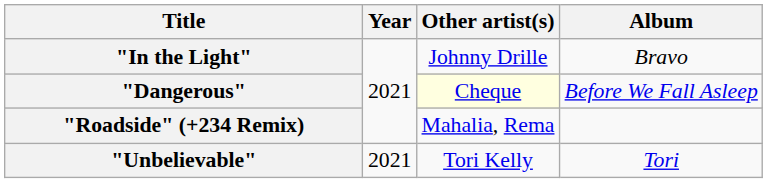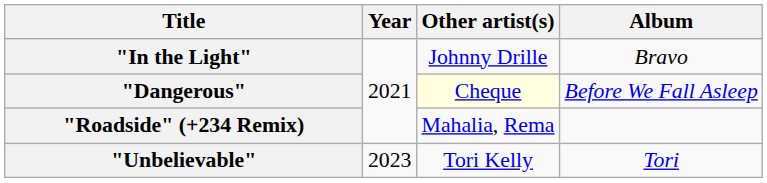(390, 159) 2021 -> (390, 159) 2023
